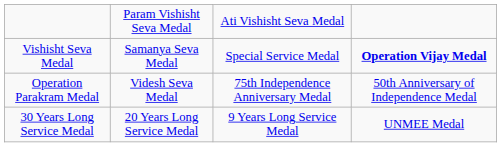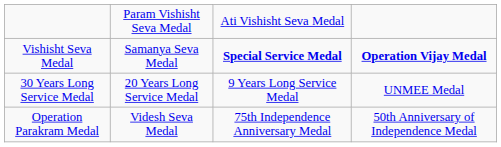(282, 55) normal -> (282, 55) bold
rows swapped: (57, 90) <-> (57, 124)
